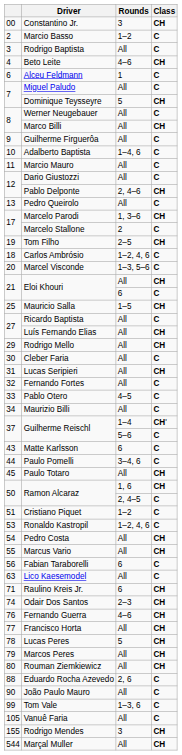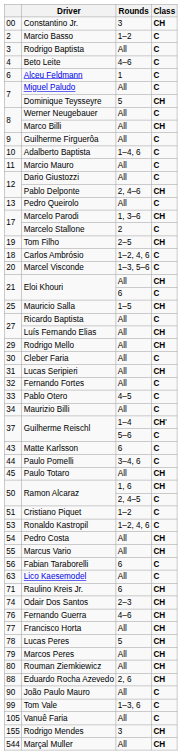(159, 62) CH -> (156, 62) C
(156, 679) C -> (159, 679) CH
